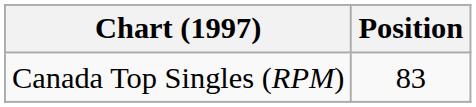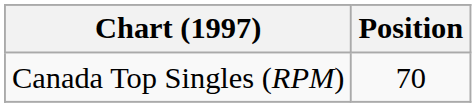(411, 76) 83 -> (411, 76) 70
